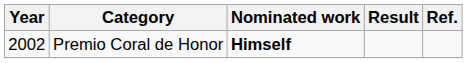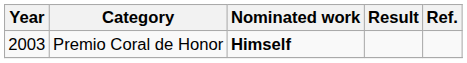(27, 44) 2002 -> (27, 44) 2003
